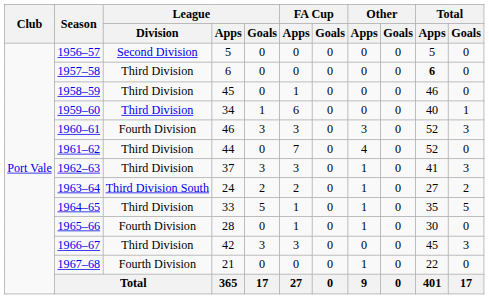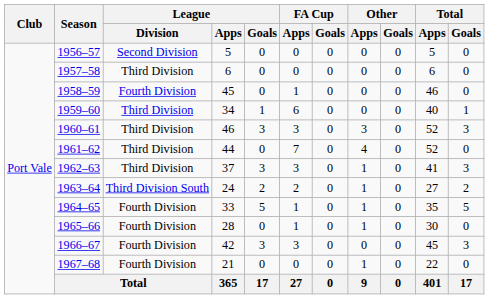(432, 71) bold -> (432, 71) normal
(157, 91) Third Division -> (157, 91) Fourth Division
(157, 129) Fourth Division -> (157, 129) Third Division
(157, 206) Third Division -> (157, 206) Fourth Division
(157, 245) Third Division -> (157, 245) Fourth Division
